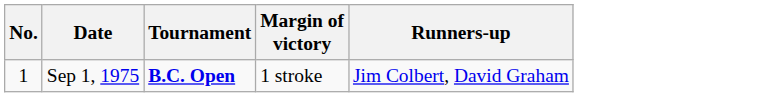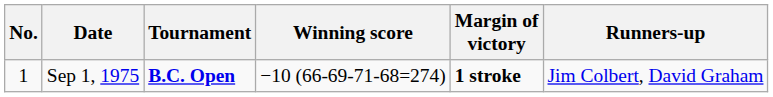+ column: (353, 32)
(291, 75) normal -> (488, 75) bold
